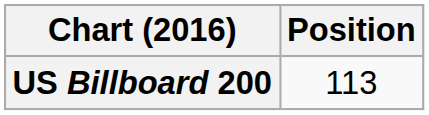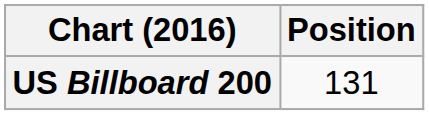(351, 82) 113 -> (351, 82) 131
